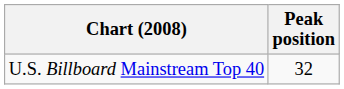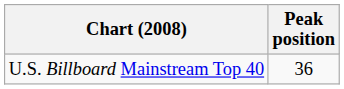(304, 68) 32 -> (304, 68) 36
